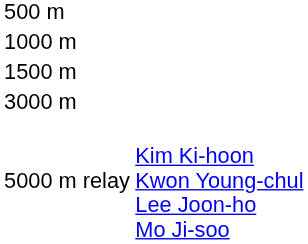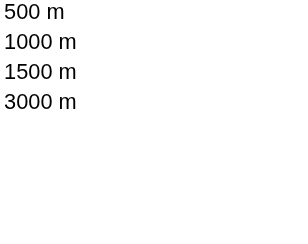- row: (67, 180)
